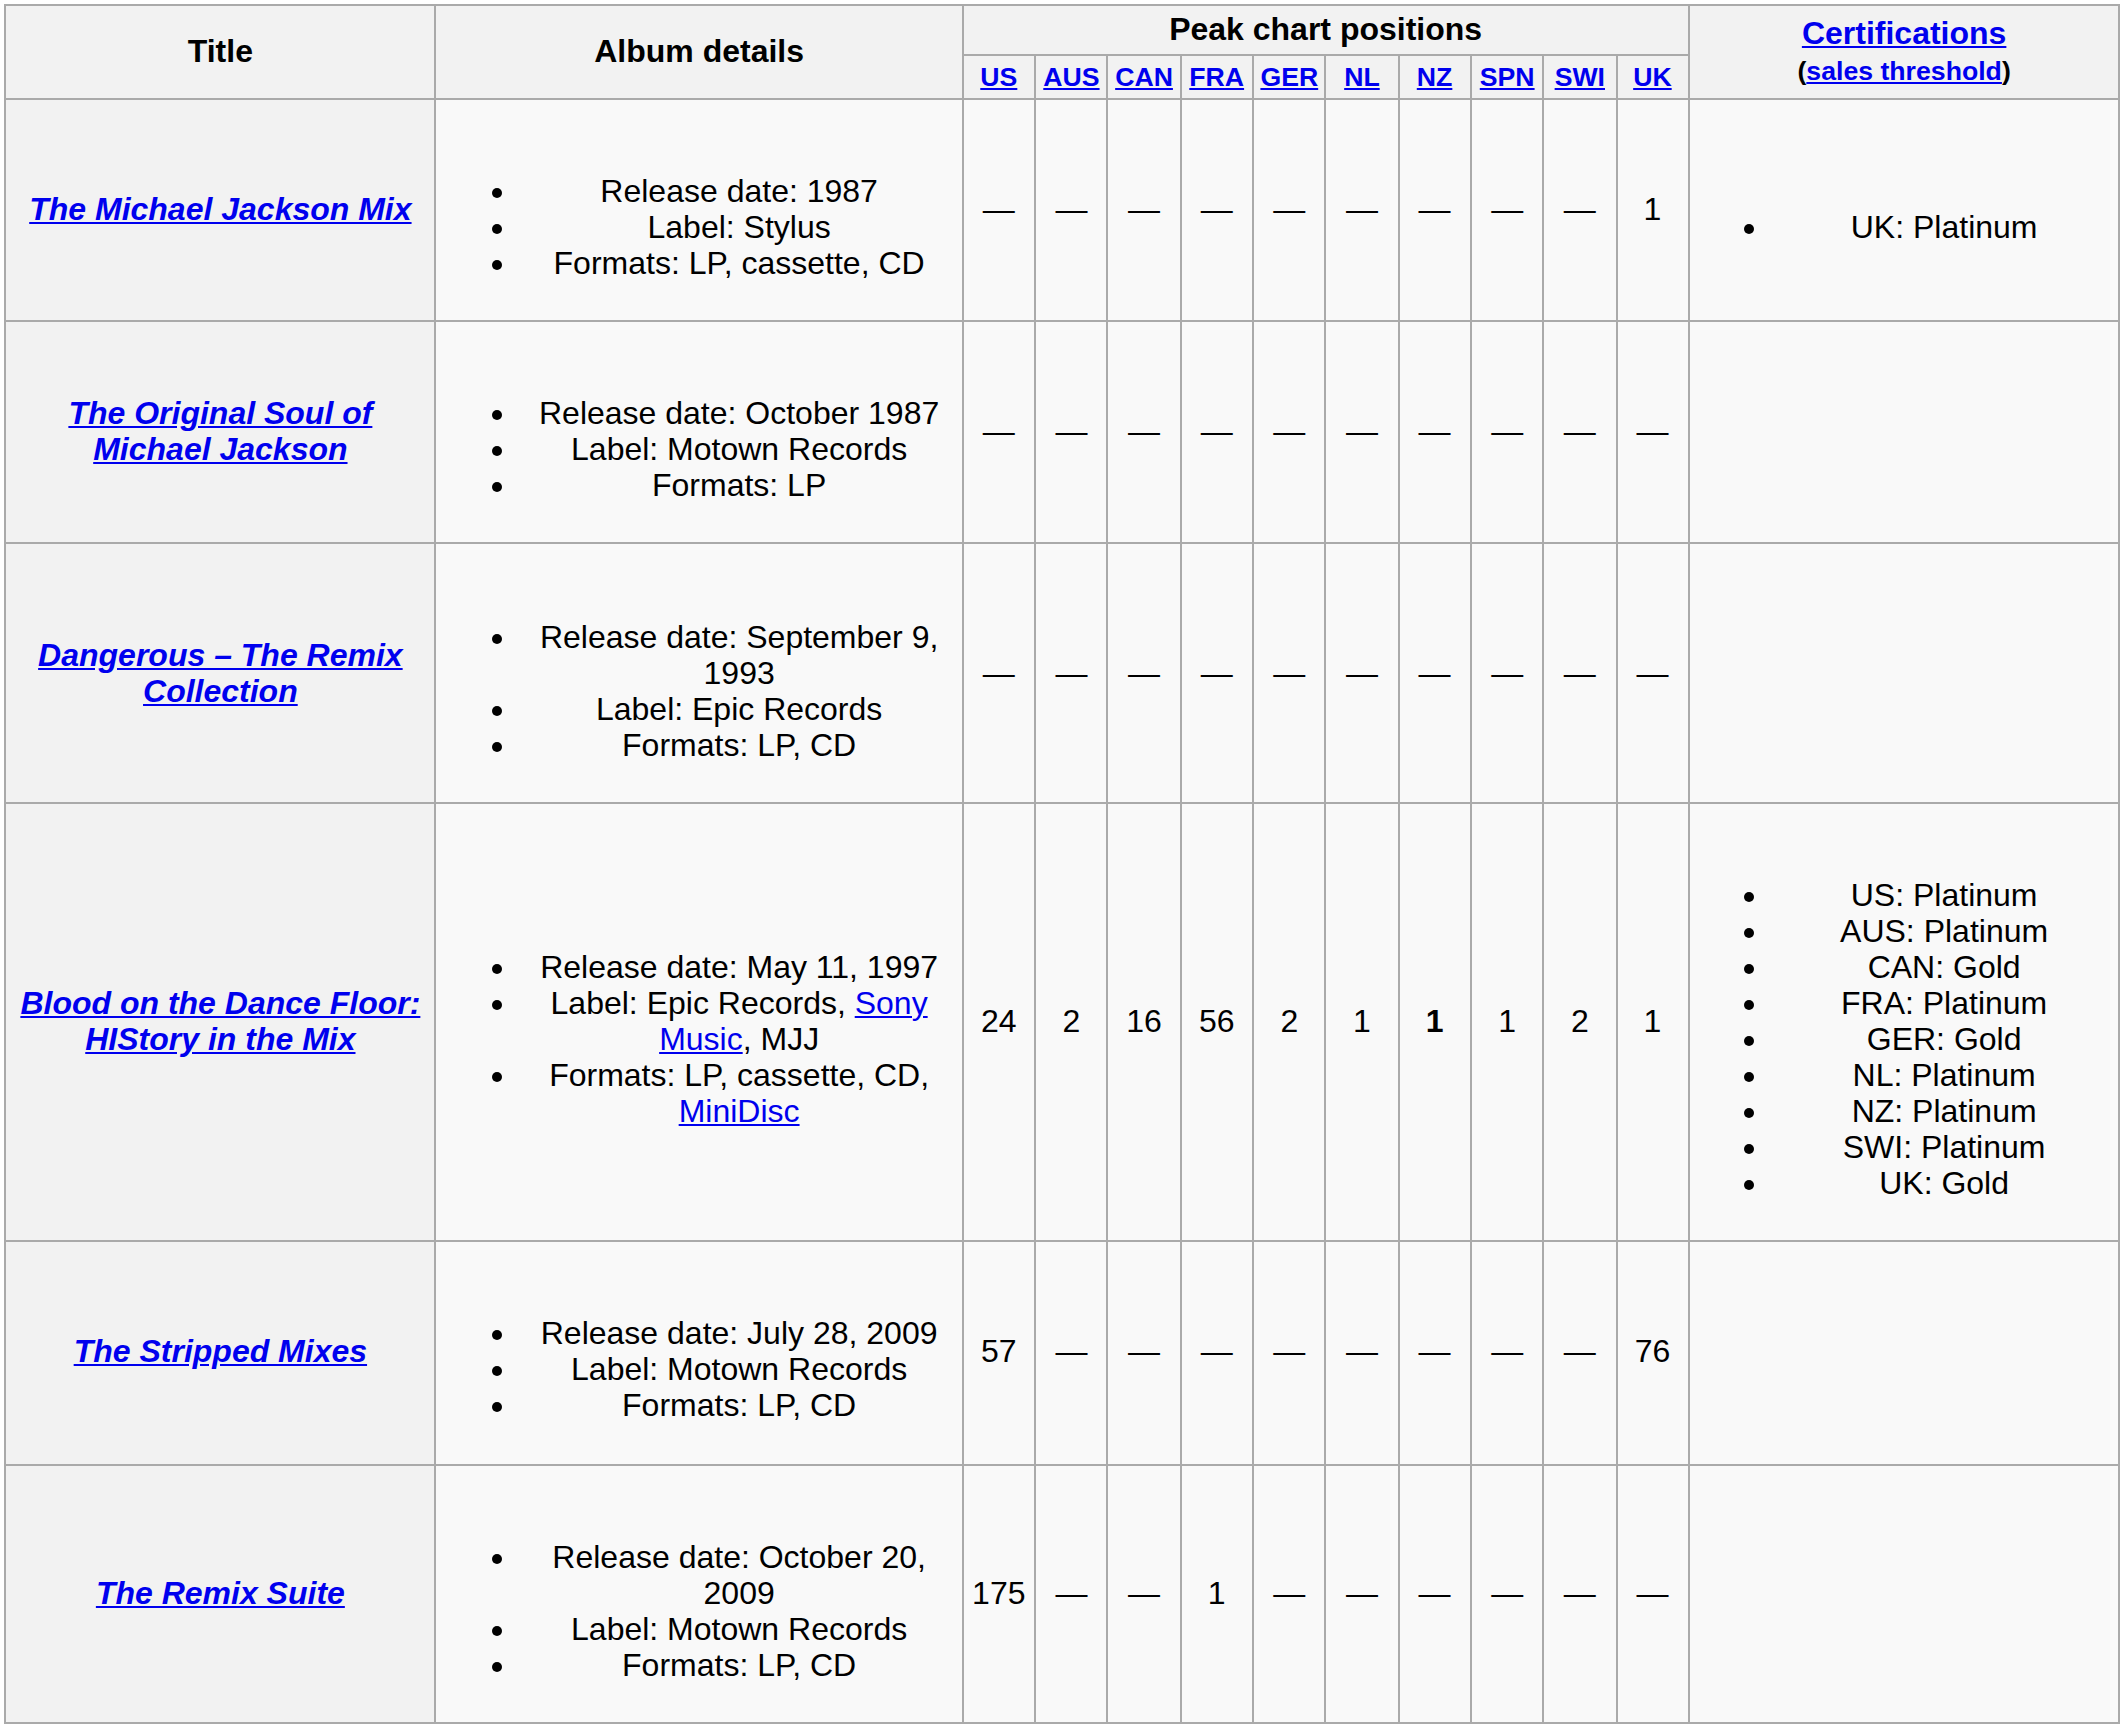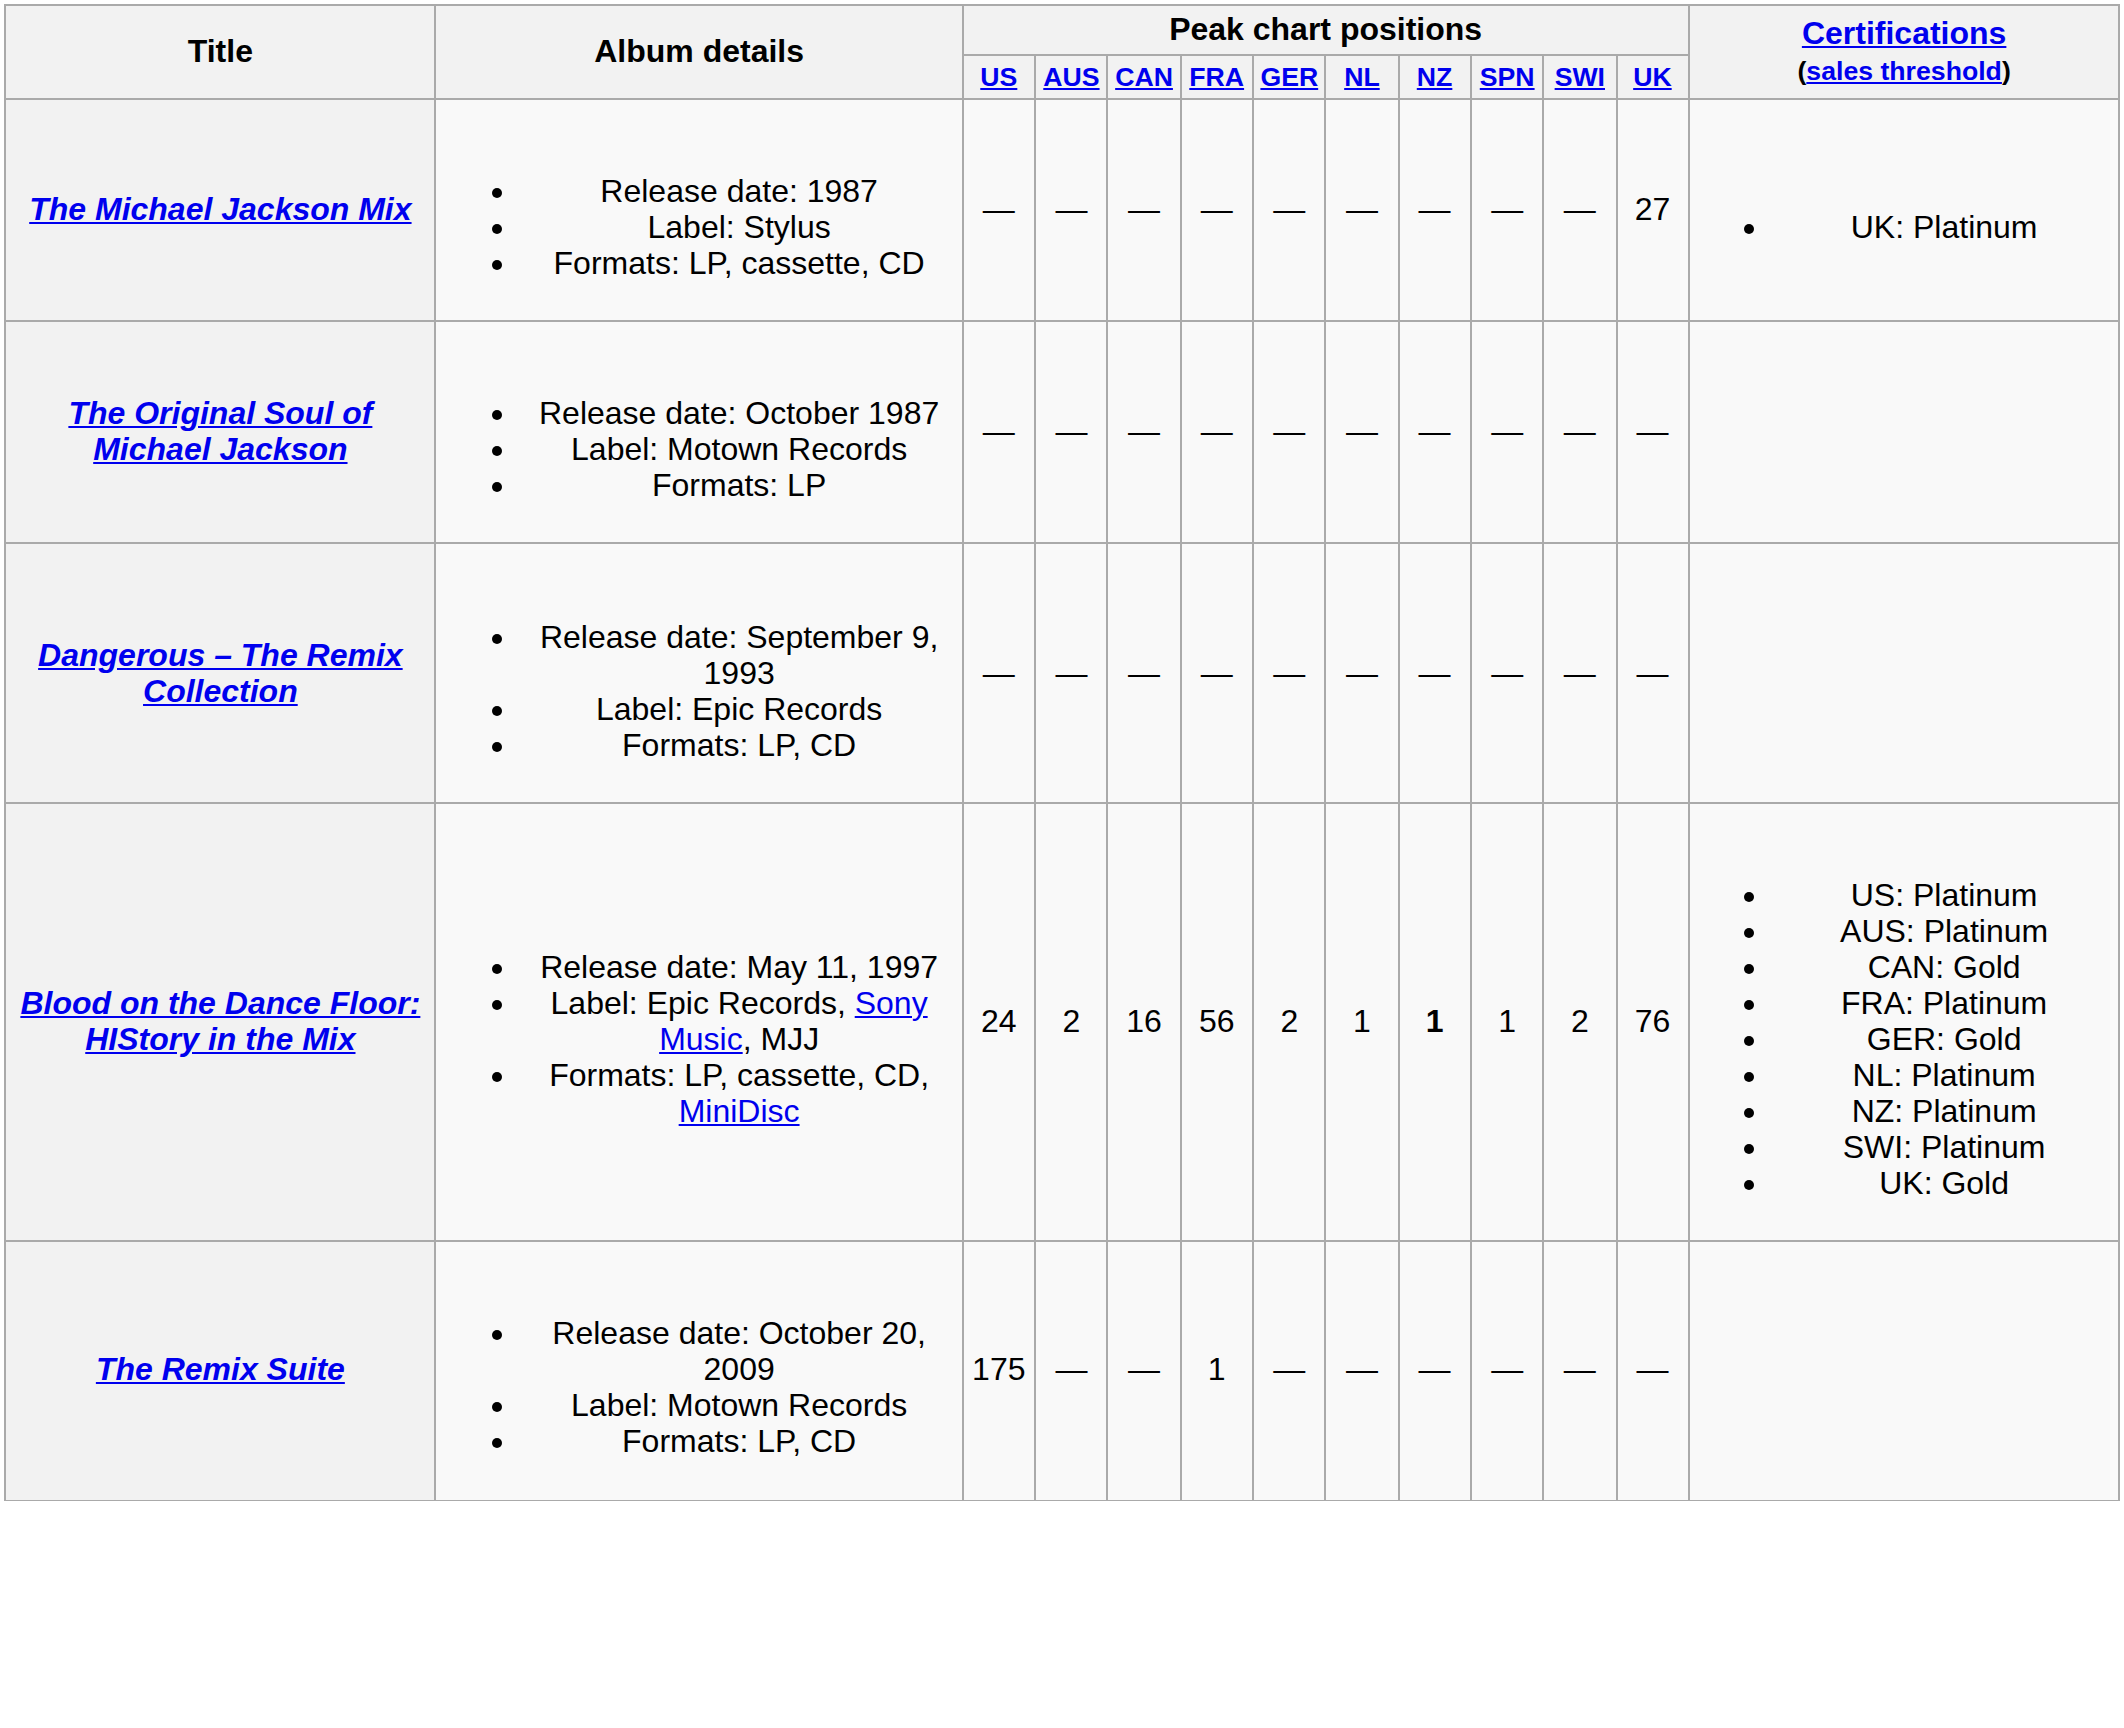(1652, 209) 1 -> (1652, 209) 27
(1652, 1021) 1 -> (1652, 1021) 76
- row: (220, 1352)
